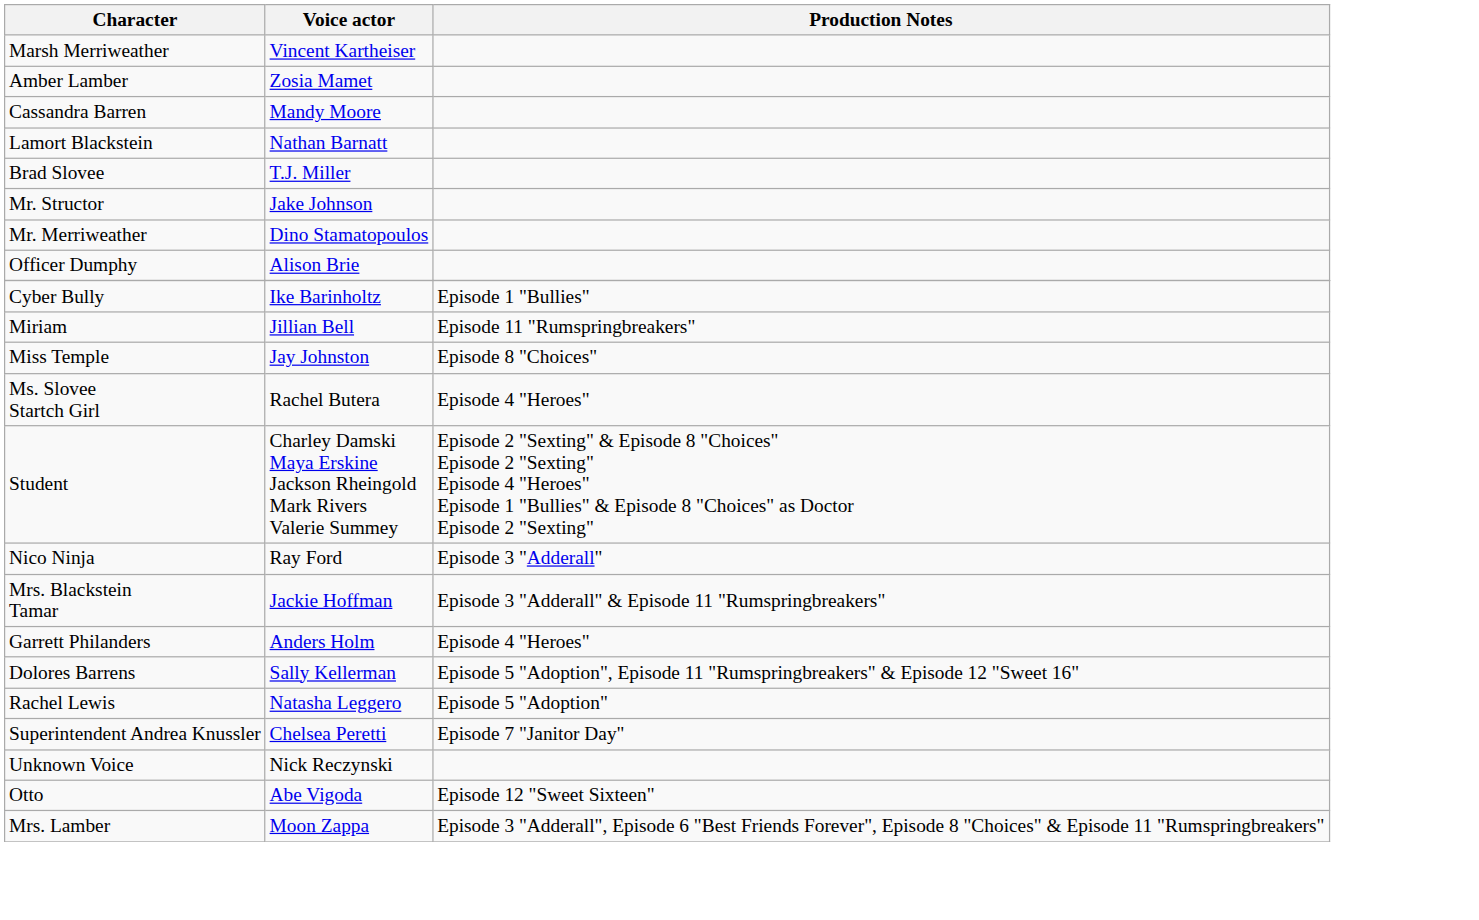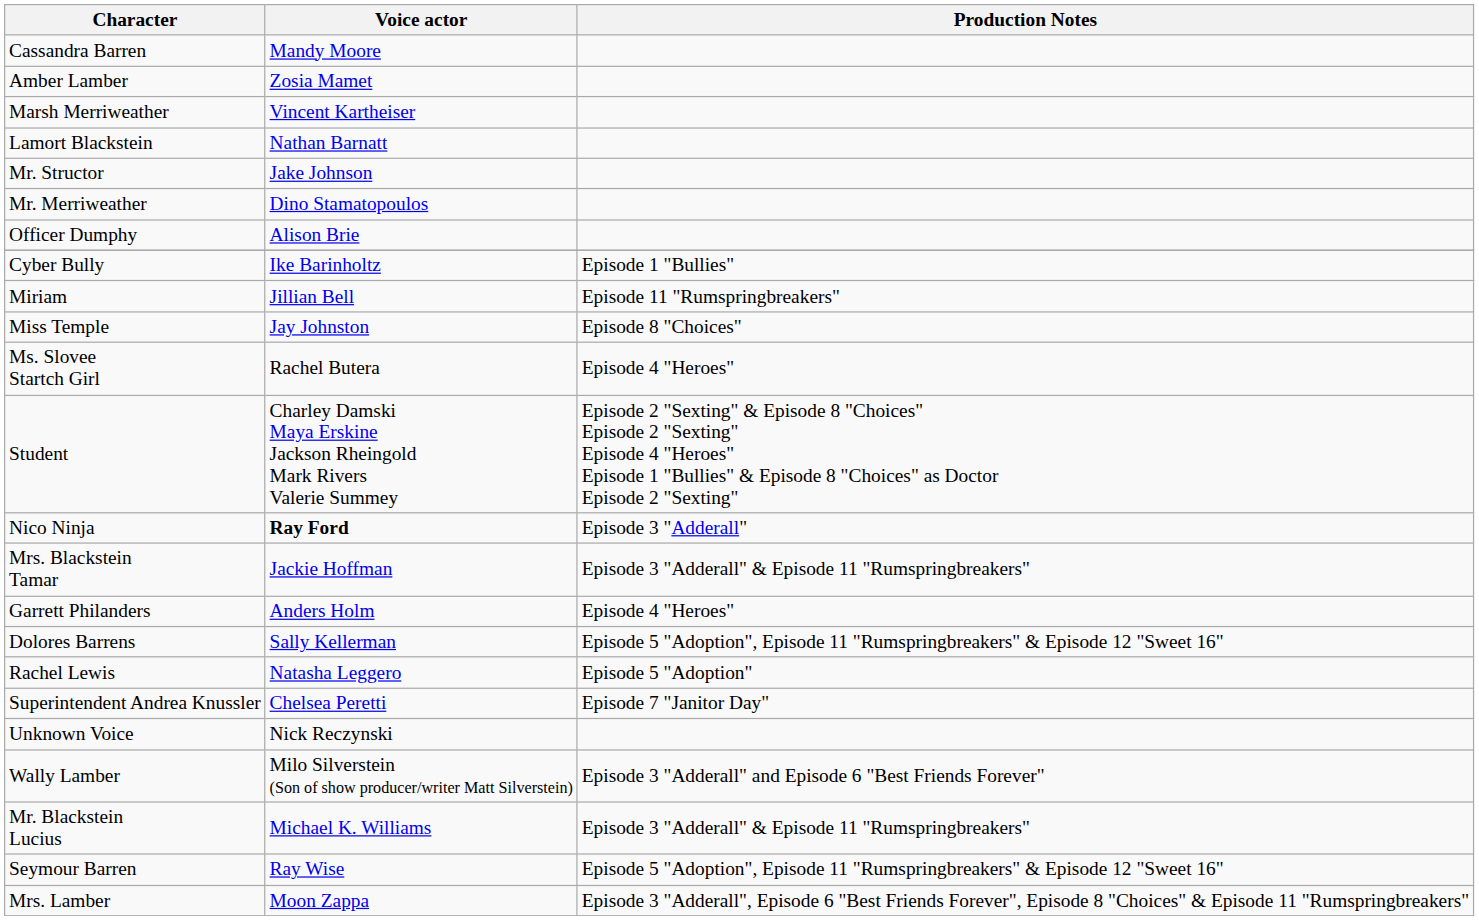rows swapped: (89, 50) <-> (78, 111)
- row: (57, 173)
(306, 558) normal -> (309, 527) bold
+ row: (64, 775)
- row: (26, 795)
+ row: (66, 827)
+ row: (73, 869)
